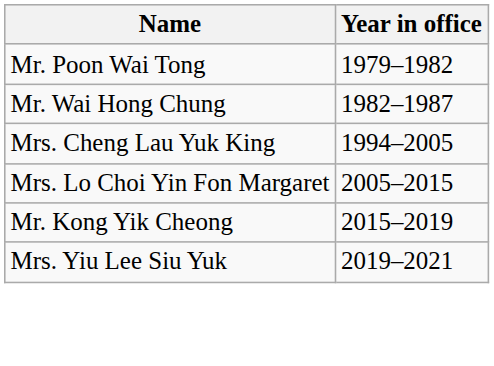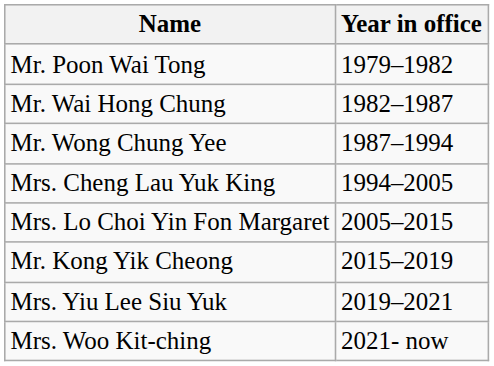+ row: (119, 143)
+ row: (111, 340)
